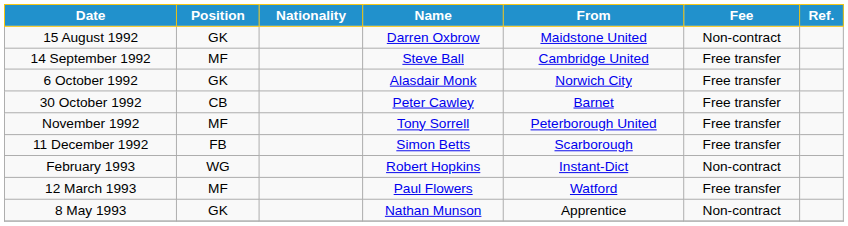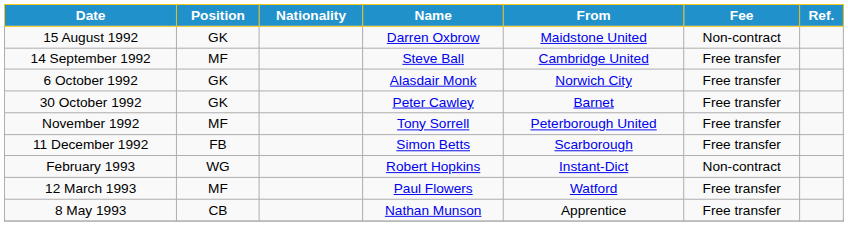(218, 102) CB -> (218, 102) GK
(218, 210) GK -> (218, 210) CB
(742, 210) Non-contract -> (742, 210) Free transfer
